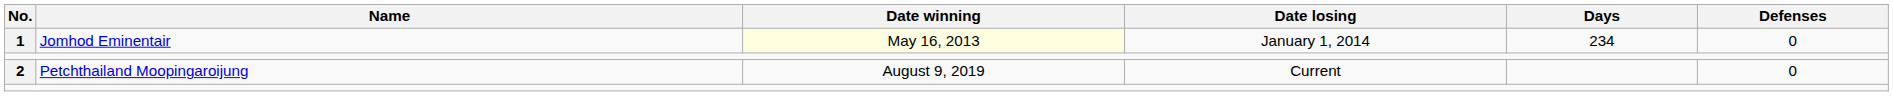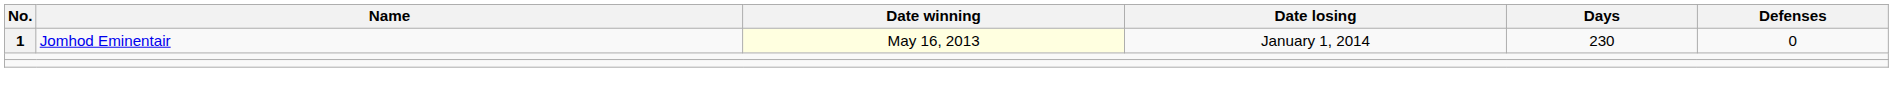(1602, 40) 234 -> (1602, 40) 230
- row: (20, 71)
